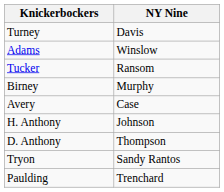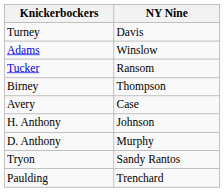(135, 86) Murphy -> (141, 86) Thompson
(141, 141) Thompson -> (135, 141) Murphy
